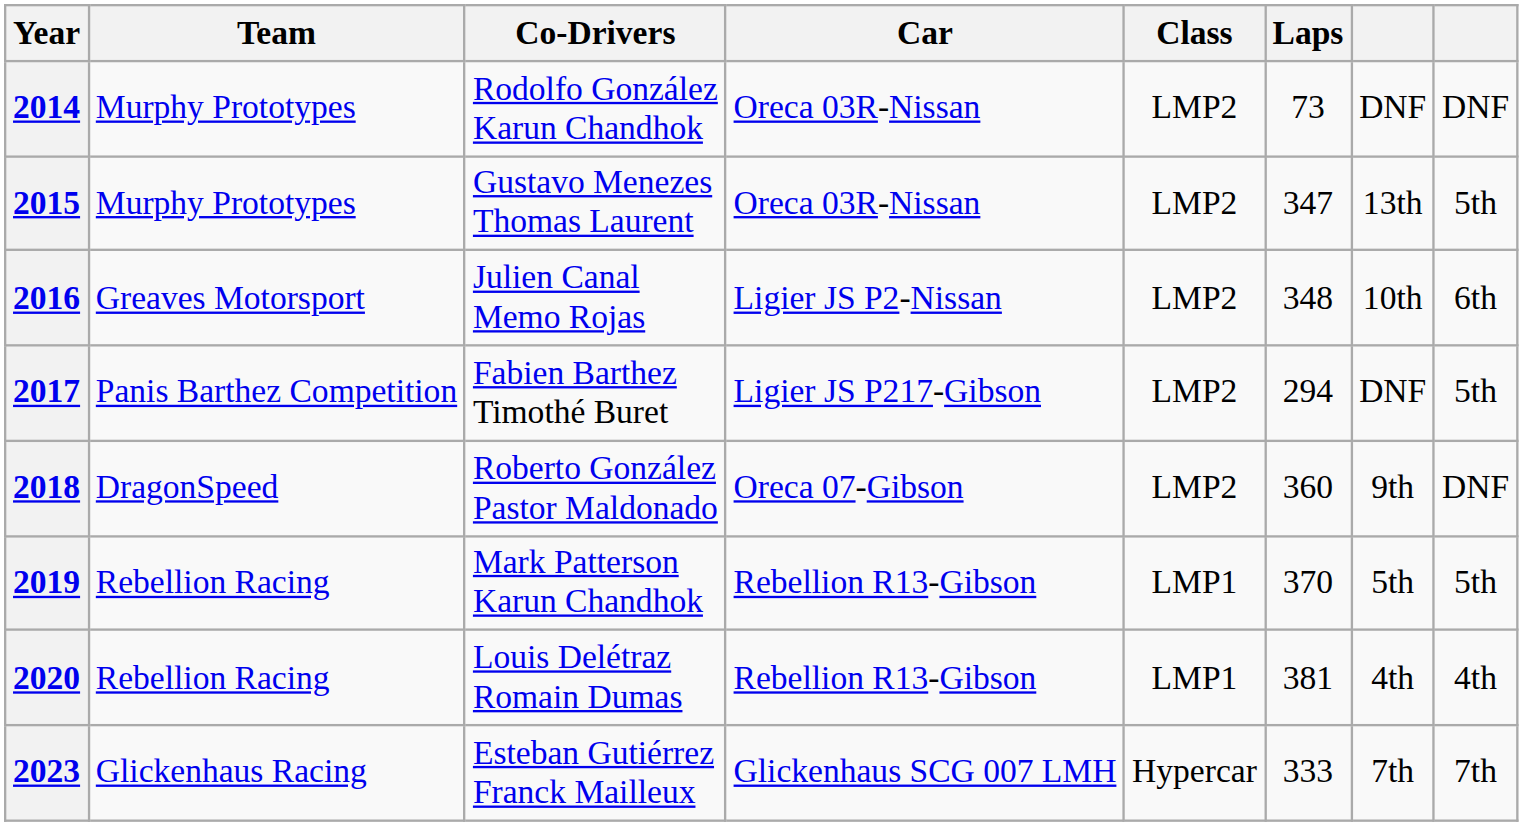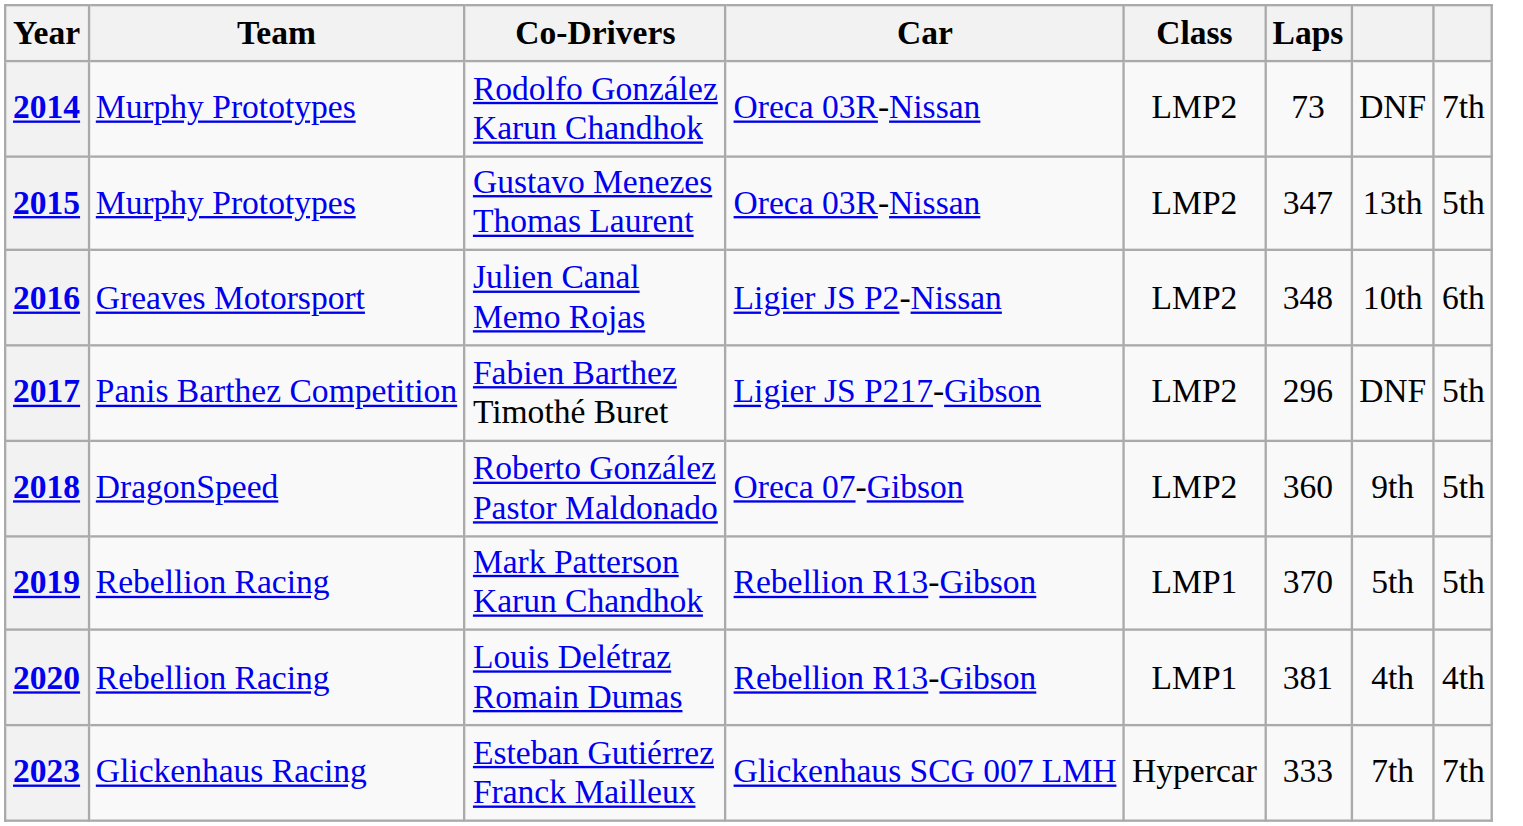(1476, 107) DNF -> (1463, 107) 7th
(1308, 392) 294 -> (1308, 392) 296
(1476, 487) DNF -> (1463, 487) 5th
